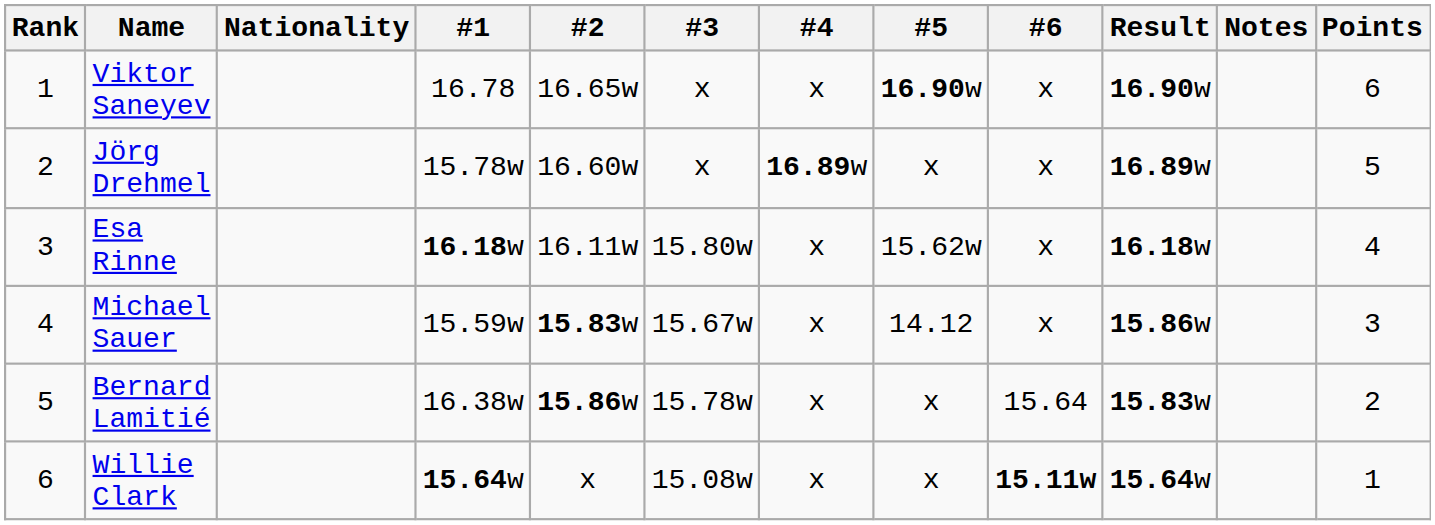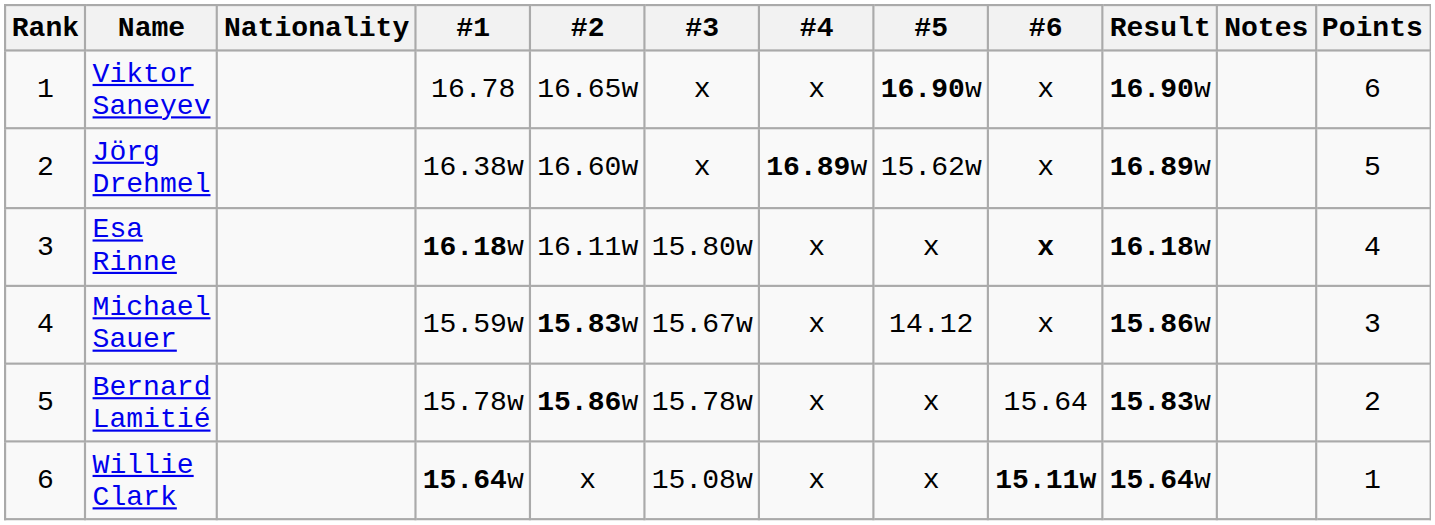(473, 168) 15.78w -> (473, 168) 16.38w
(931, 168) x -> (931, 168) 15.62w
(931, 246) 15.62w -> (931, 246) x
(1046, 246) normal -> (1046, 246) bold
(473, 403) 16.38w -> (473, 403) 15.78w
